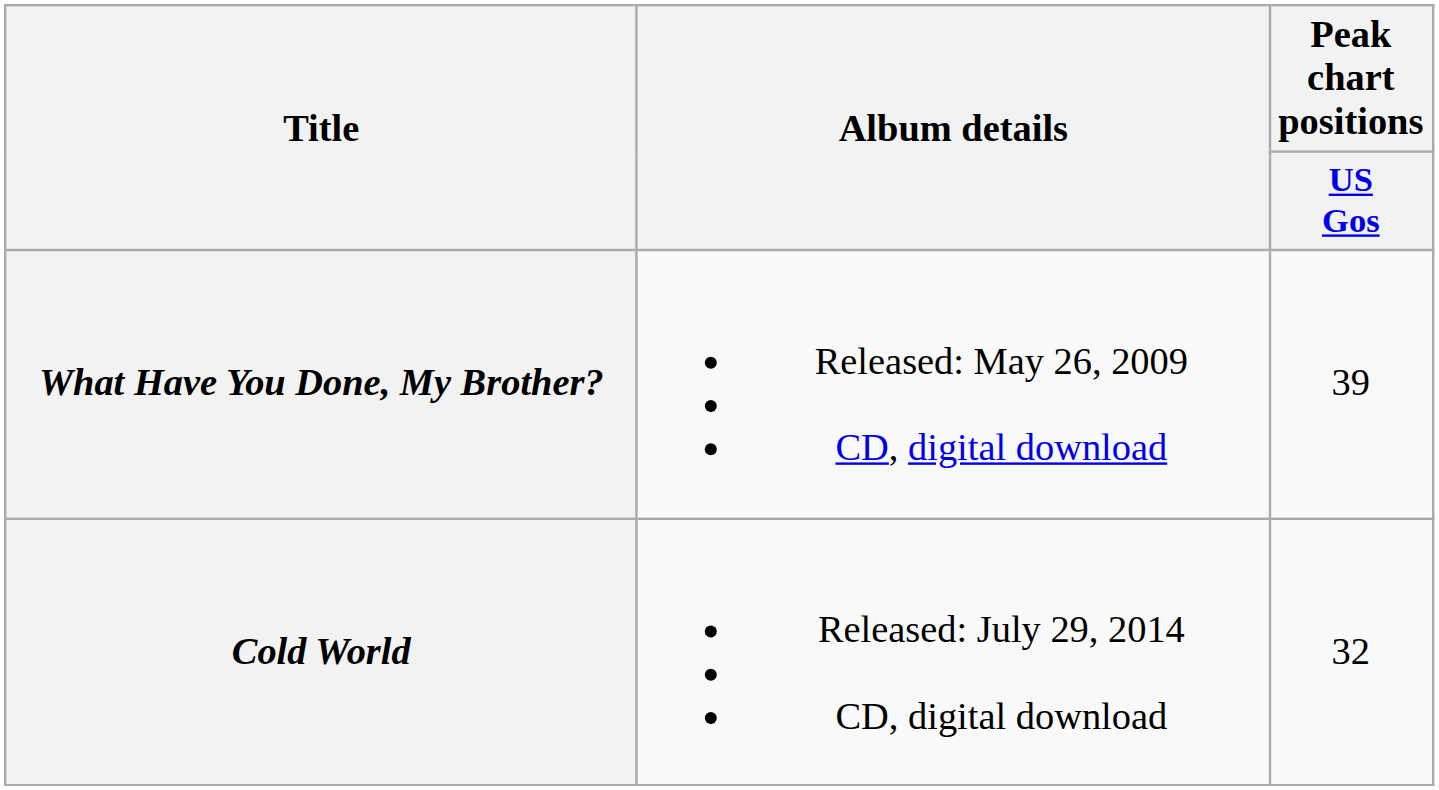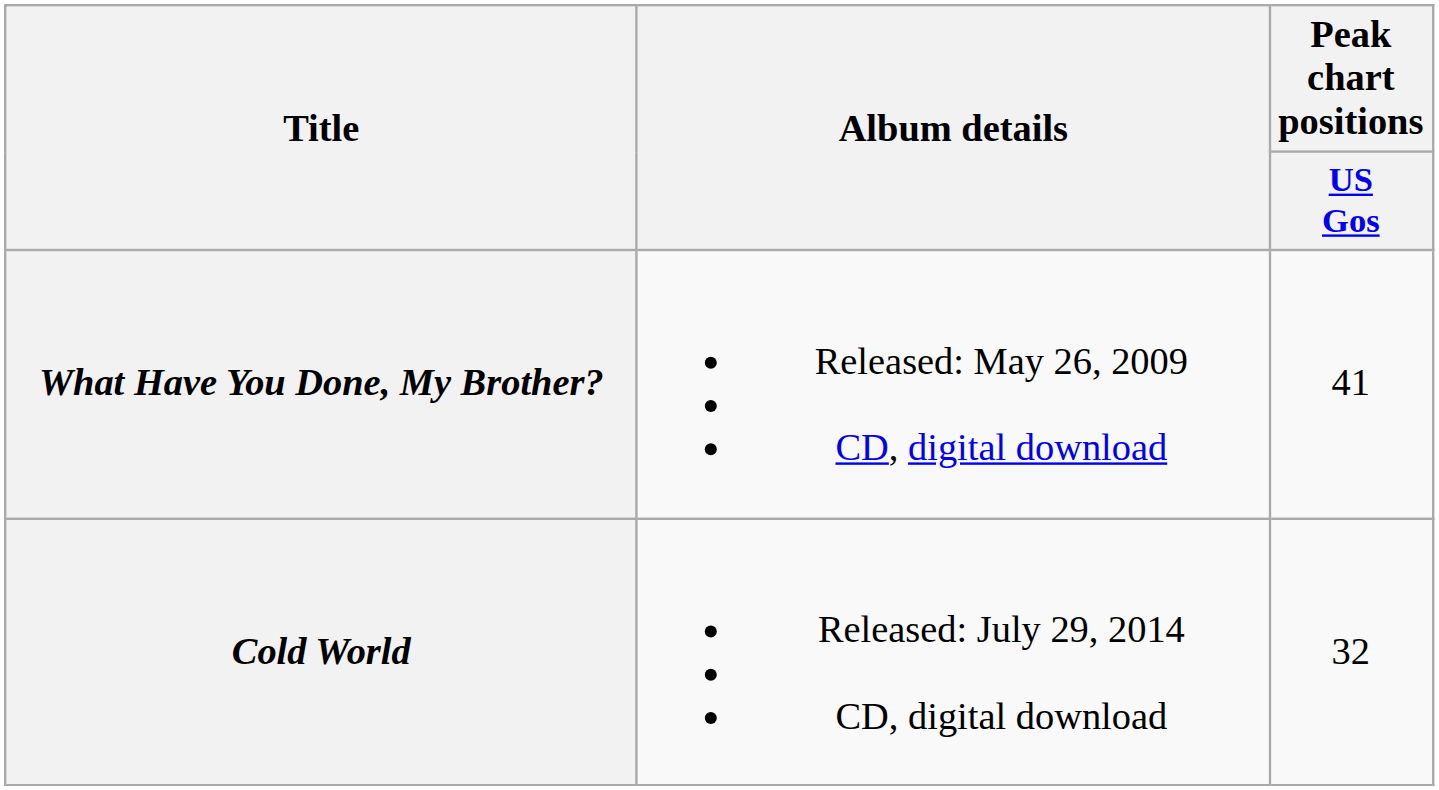(1351, 383) 39 -> (1351, 383) 41
